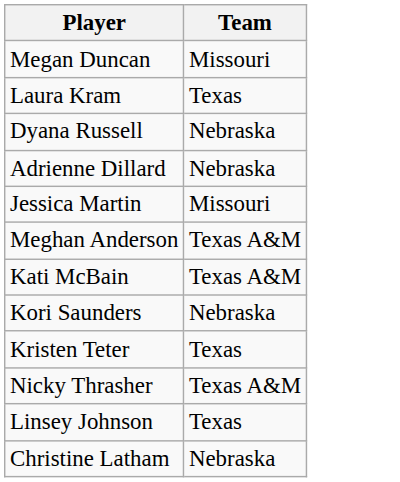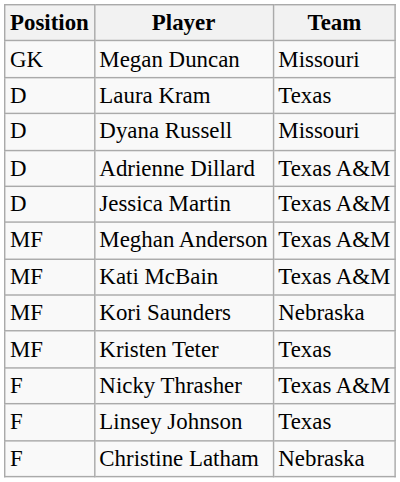+ column: (49, 22)
(232, 131) Nebraska -> (319, 131) Missouri
(232, 167) Nebraska -> (334, 167) Texas A&M
(230, 204) Missouri -> (334, 204) Texas A&M
